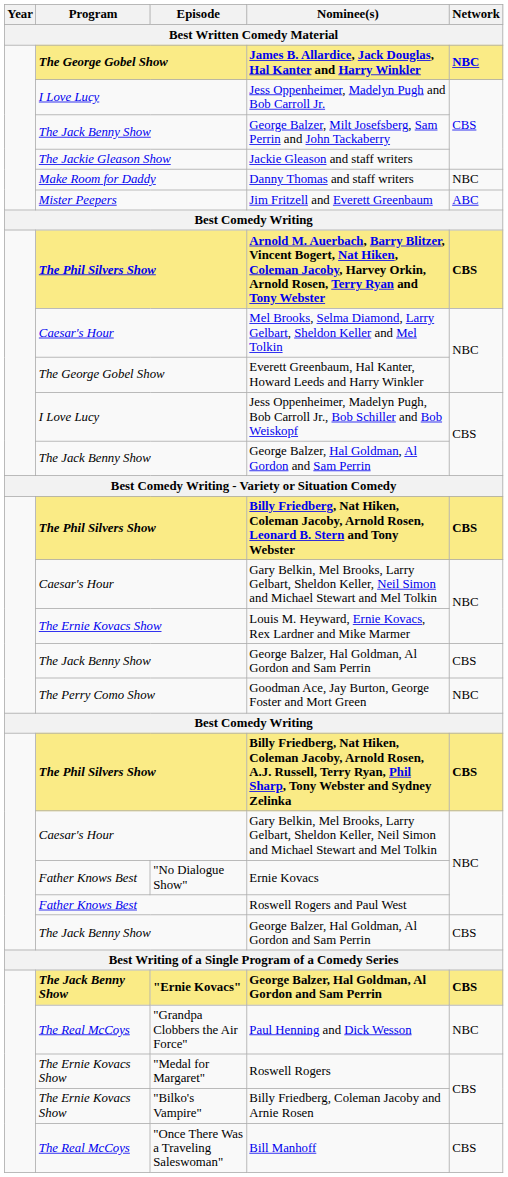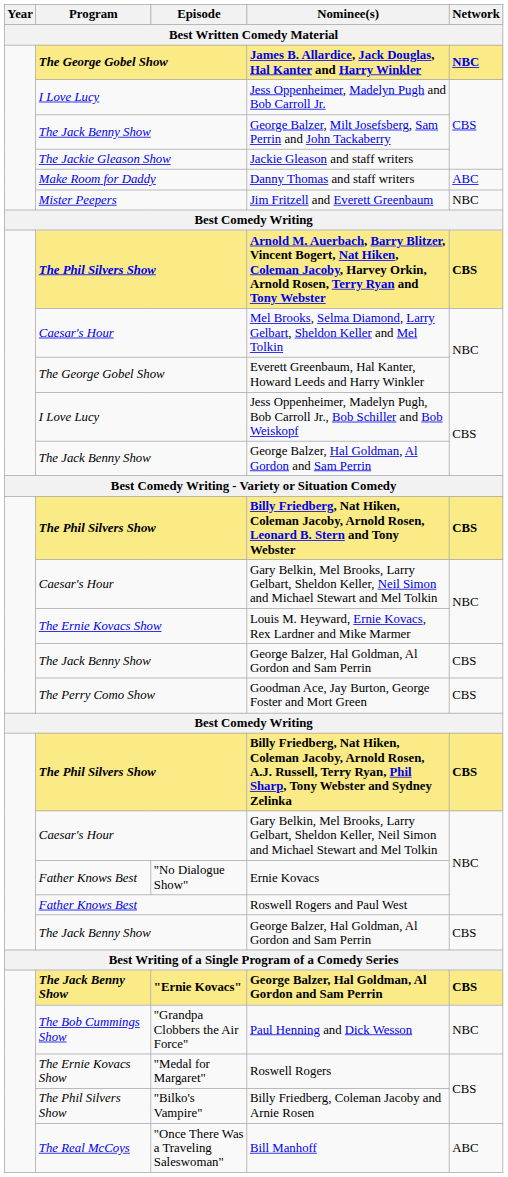(465, 179) NBC -> (465, 179) ABC
(465, 199) ABC -> (465, 199) NBC
(465, 695) NBC -> (464, 695) CBS
(84, 1029) The Real McCoys -> (89, 1029) The Bob Cummings Show
(85, 1106) The Ernie Kovacs Show -> (80, 1106) The Phil Silvers Show
(464, 1147) CBS -> (465, 1147) ABC
